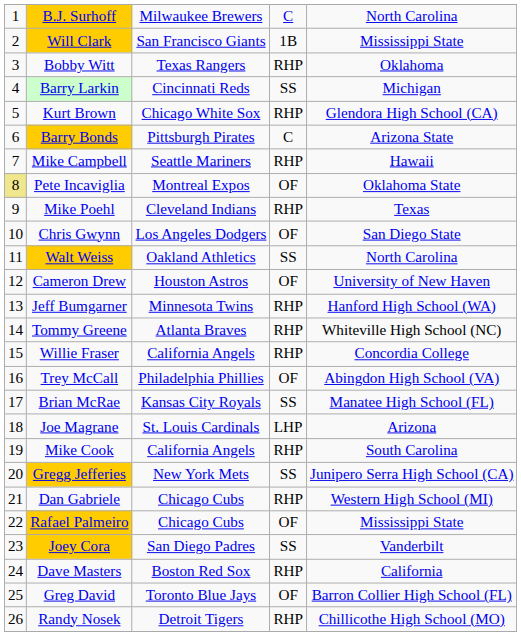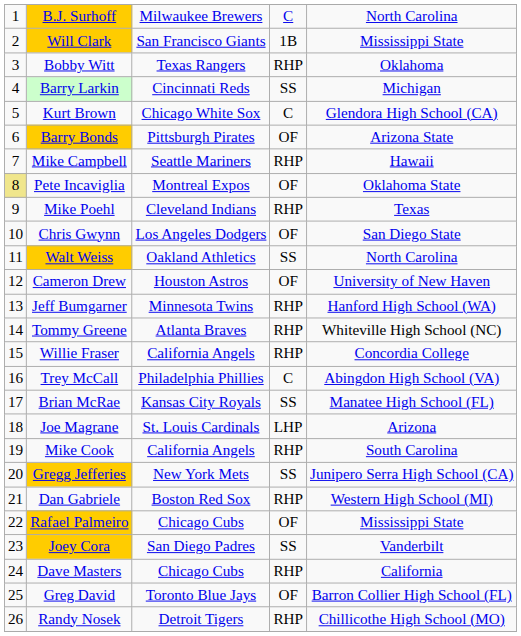(288, 112) RHP -> (288, 112) C
(288, 137) C -> (288, 137) OF
(288, 378) OF -> (288, 378) C
(201, 498) Chicago Cubs -> (201, 498) Boston Red Sox
(201, 570) Boston Red Sox -> (201, 570) Chicago Cubs
